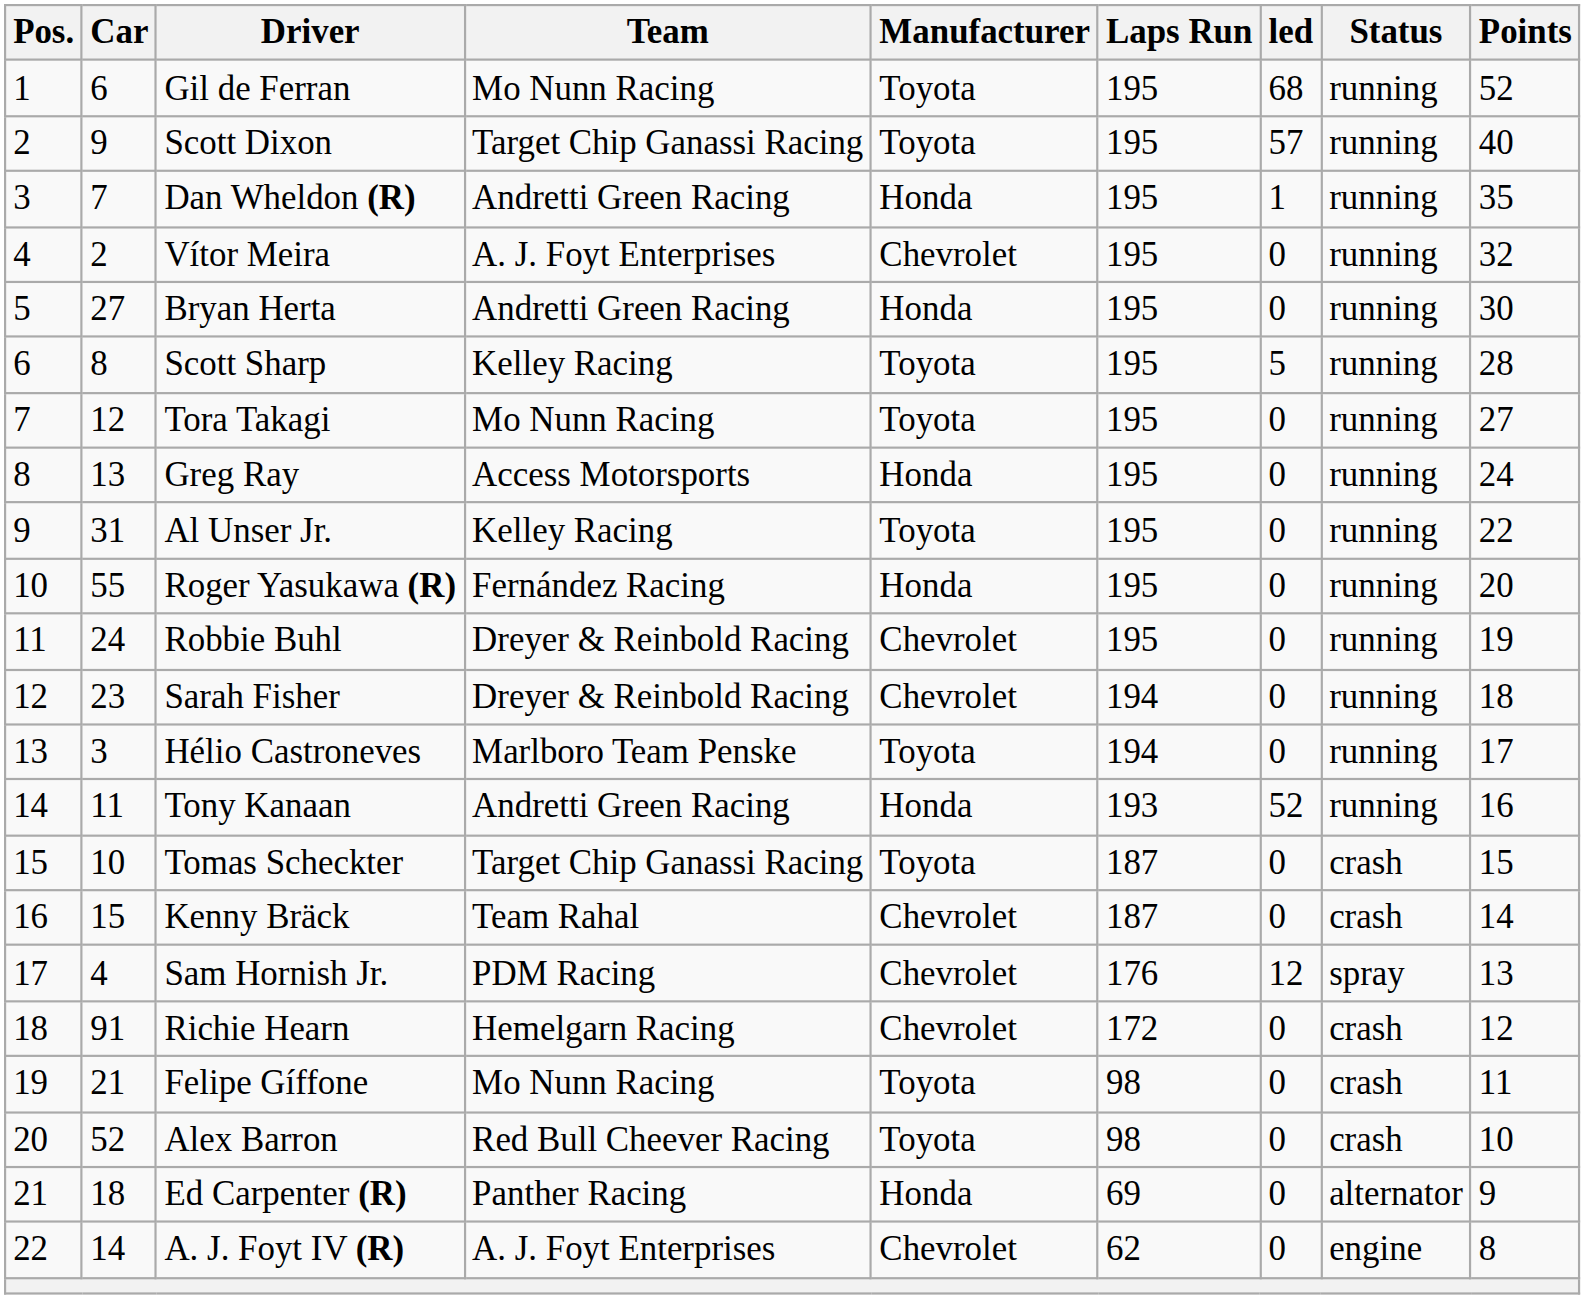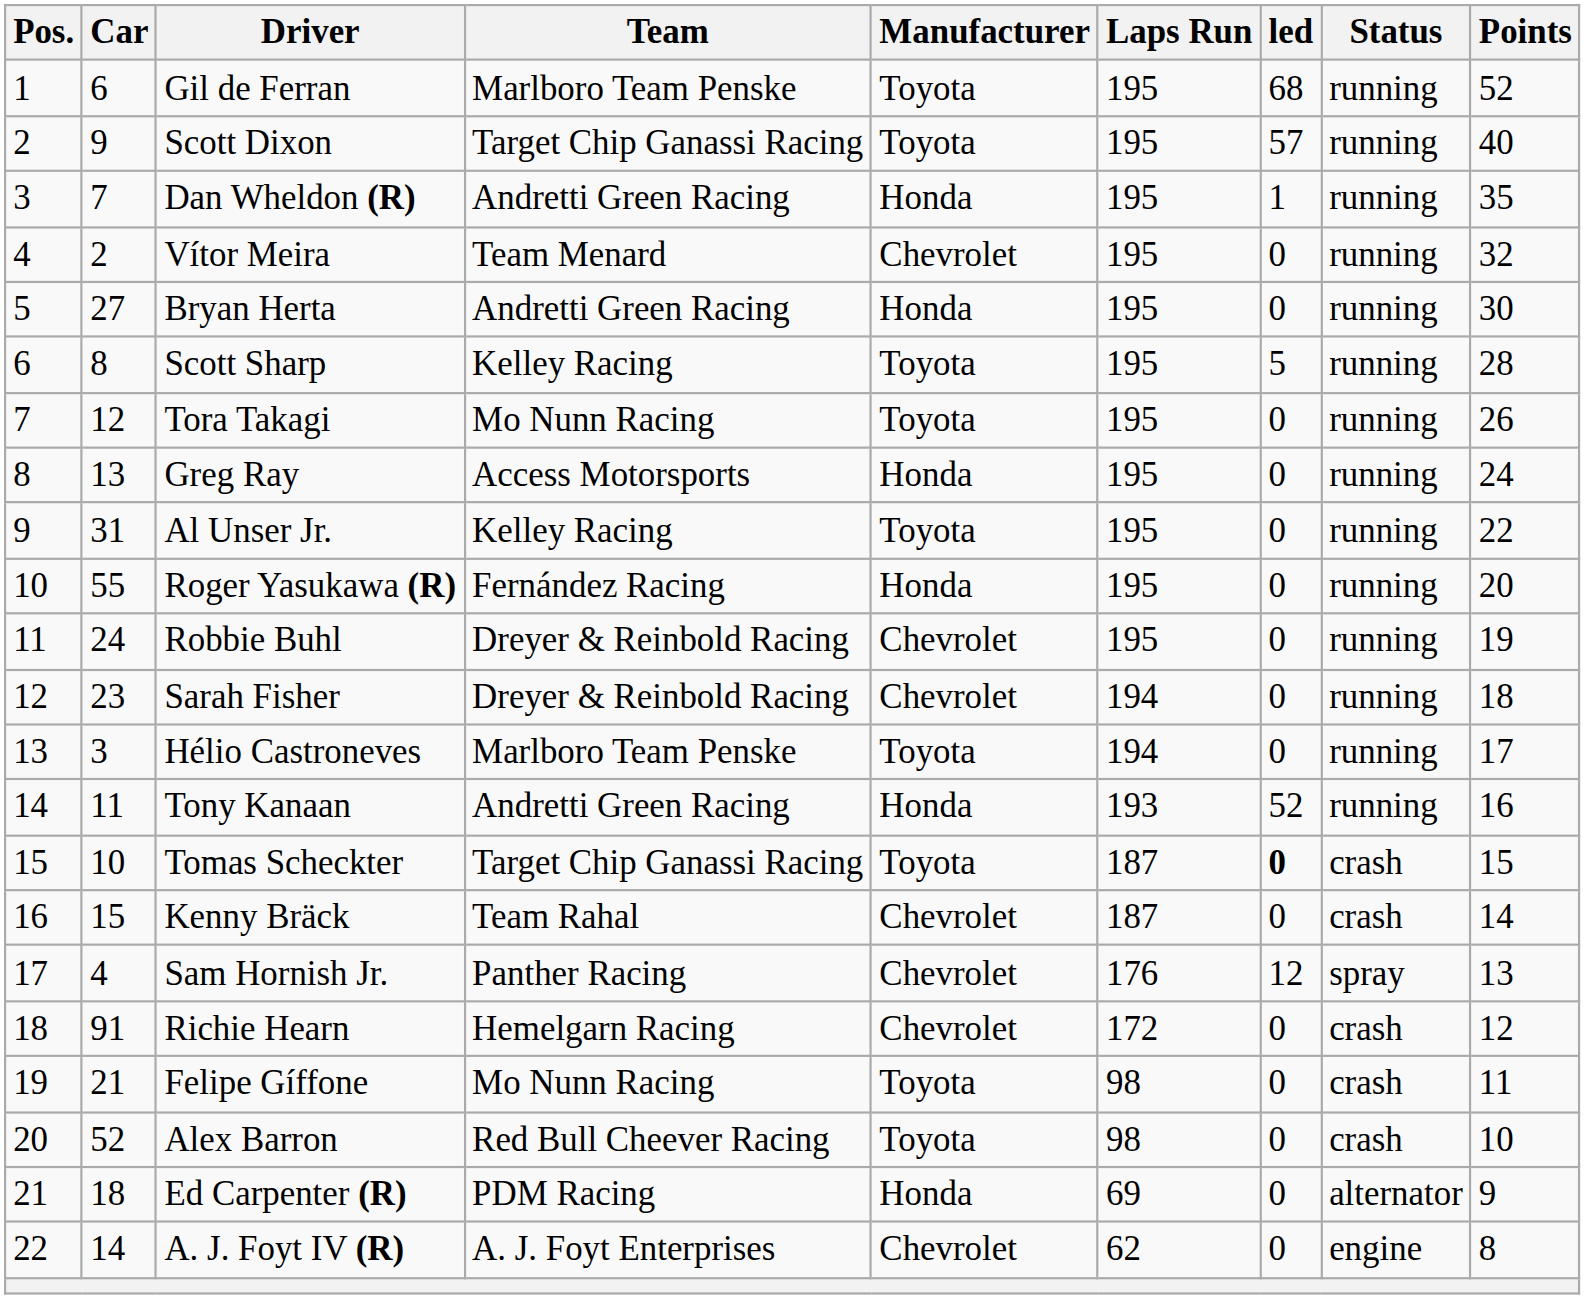(593, 87) Mo Nunn Racing -> (634, 87) Marlboro Team Penske
(624, 253) A. J. Foyt Enterprises -> (569, 253) Team Menard
(1496, 419) 27 -> (1496, 419) 26
(1277, 861) normal -> (1277, 861) bold
(564, 972) PDM Racing -> (579, 972) Panther Racing
(579, 1193) Panther Racing -> (564, 1193) PDM Racing
